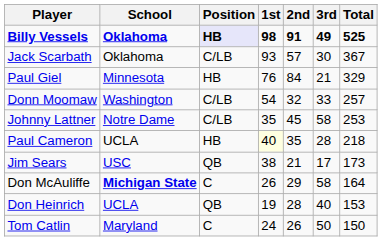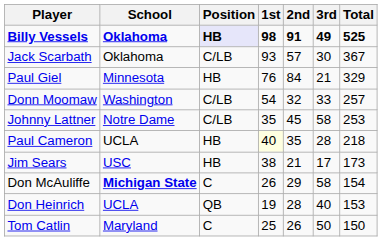(212, 162) QB -> (212, 162) HB
(354, 183) 164 -> (354, 183) 154
(269, 225) 24 -> (269, 225) 25
